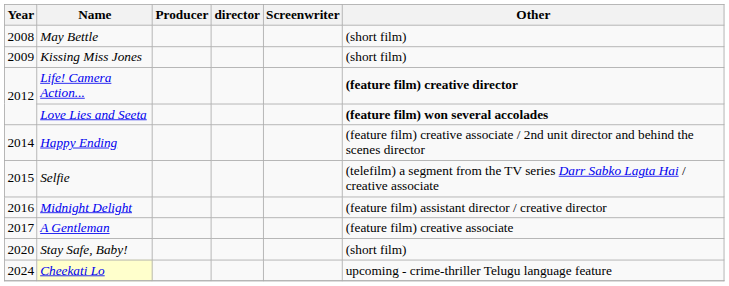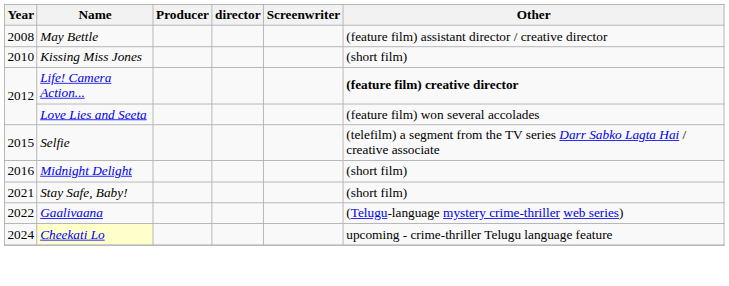(376, 36) (short film) -> (477, 36) (feature film) assistant director / creative director
(21, 57) 2009 -> (21, 57) 2010
(447, 114) bold -> (443, 114) normal
- row: (79, 142)
(476, 207) (feature film) assistant director / creative director -> (377, 171) (short film)
- row: (75, 228)
(21, 249) 2020 -> (21, 192) 2021
+ row: (72, 213)
